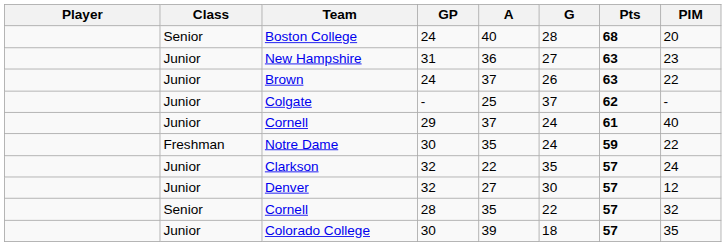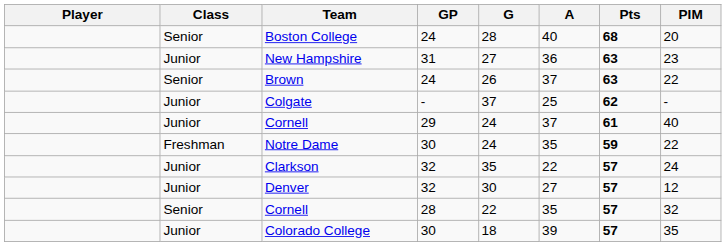columns swapped: (569, 15) <-> (509, 15)
(182, 79) Junior -> (183, 79) Senior
